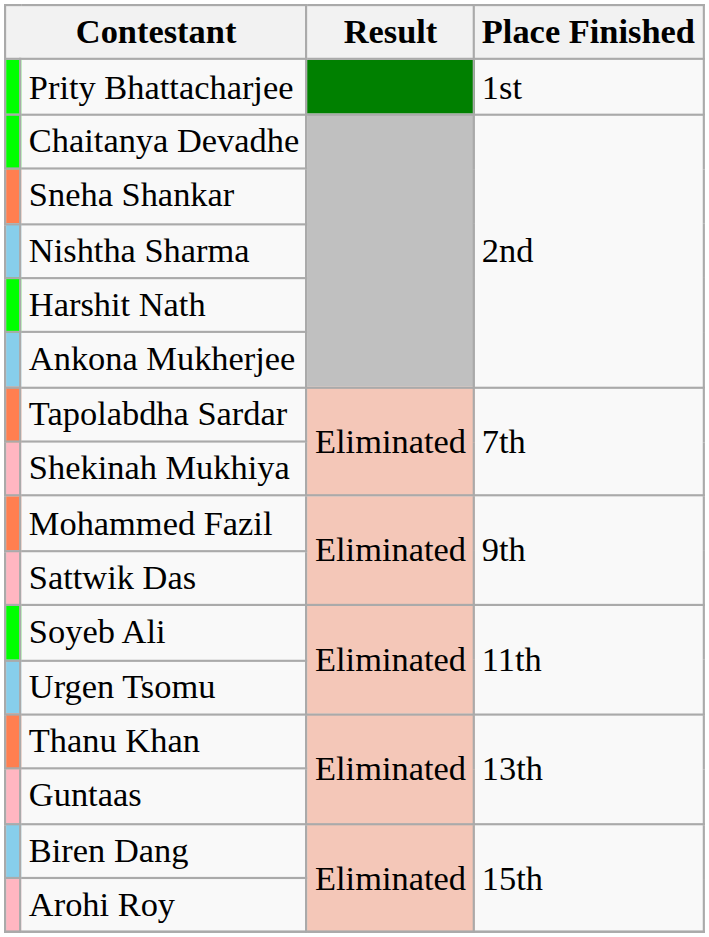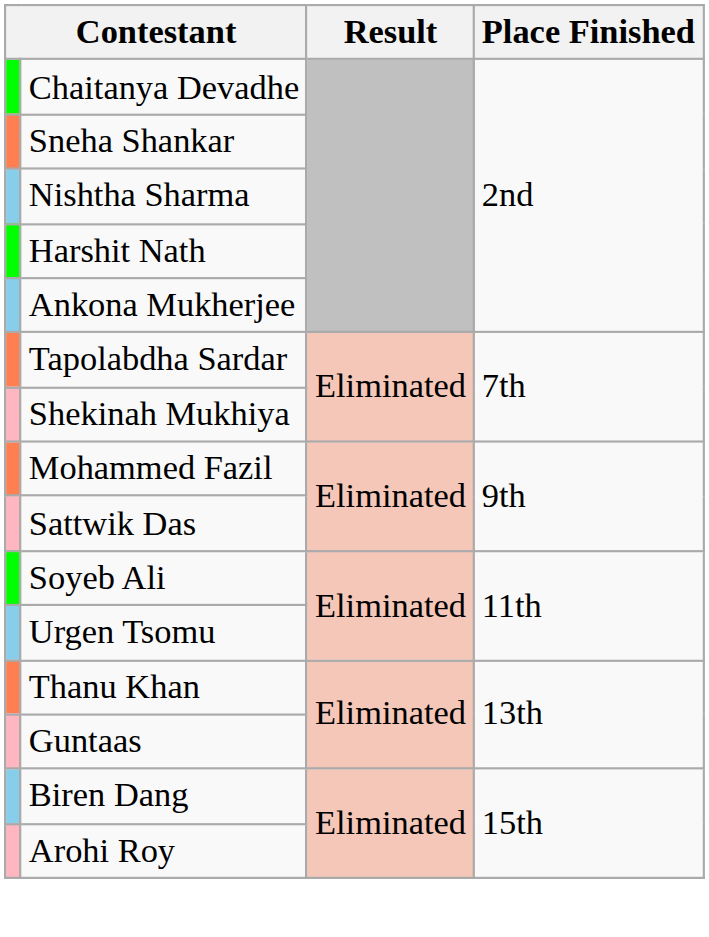- row: (161, 86)
